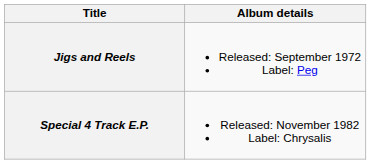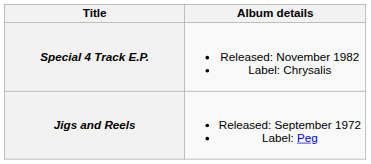rows swapped: (95, 57) <-> (95, 125)
